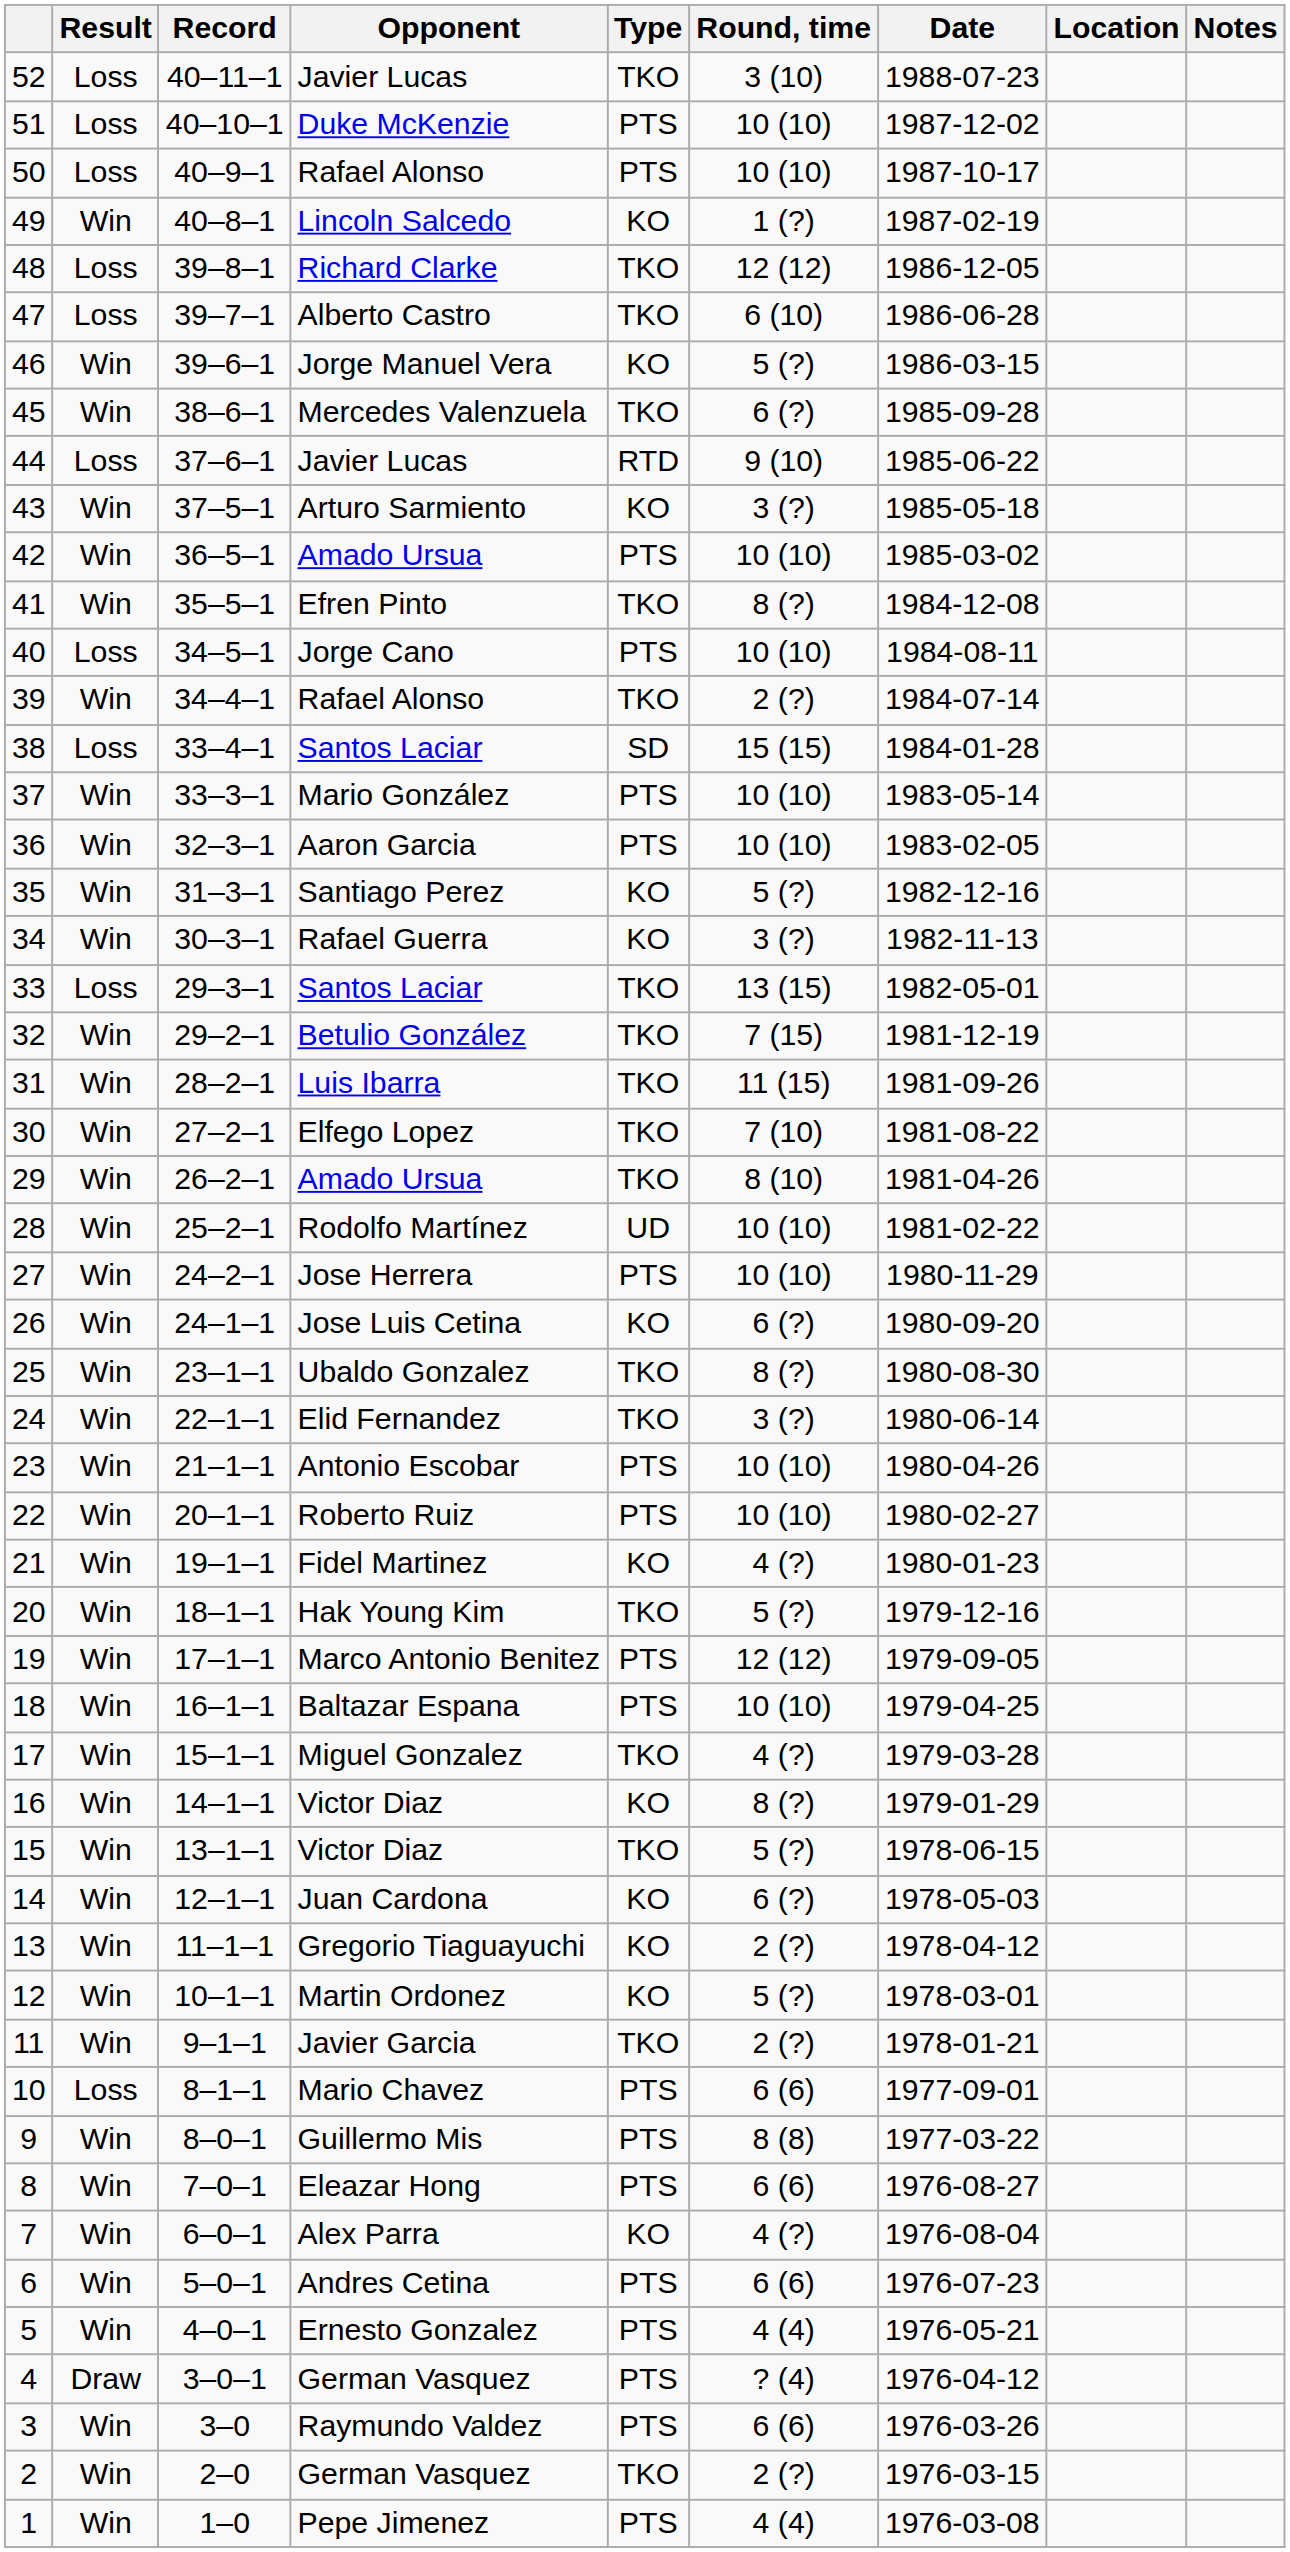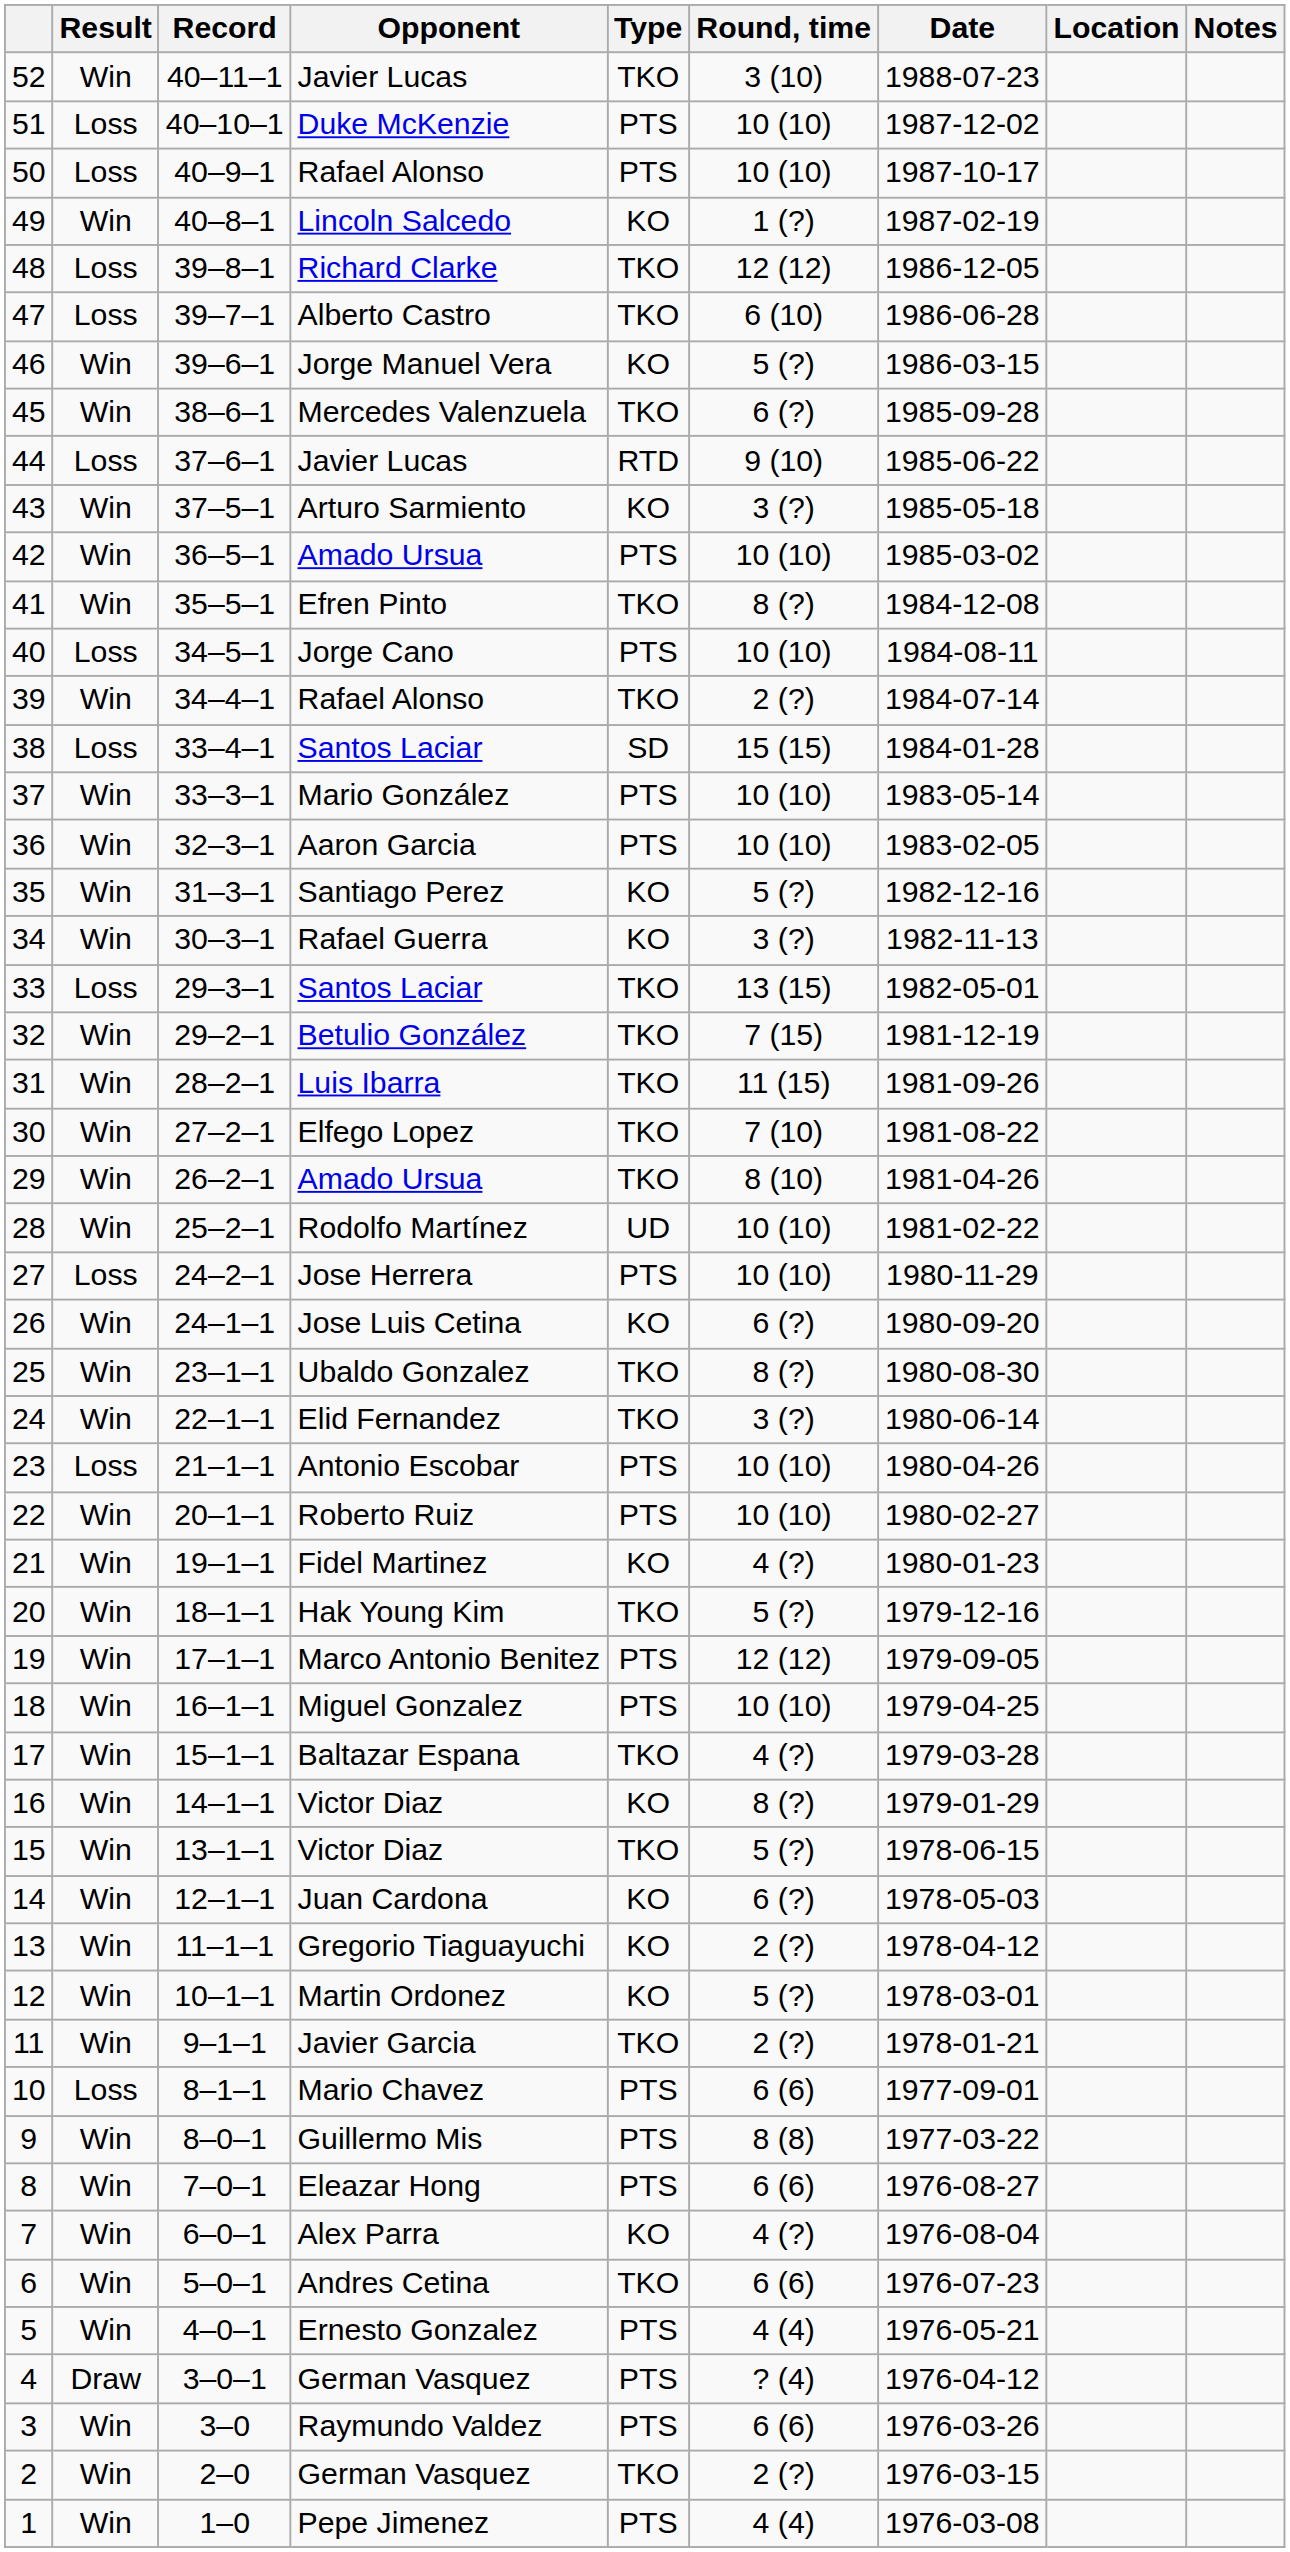(106, 76) Loss -> (106, 76) Win
(106, 1275) Win -> (106, 1275) Loss
(106, 1467) Win -> (106, 1467) Loss
(408, 1707) Baltazar Espana -> (410, 1707) Miguel Gonzalez
(410, 1754) Miguel Gonzalez -> (408, 1754) Baltazar Espana
(648, 2282) PTS -> (648, 2282) TKO
